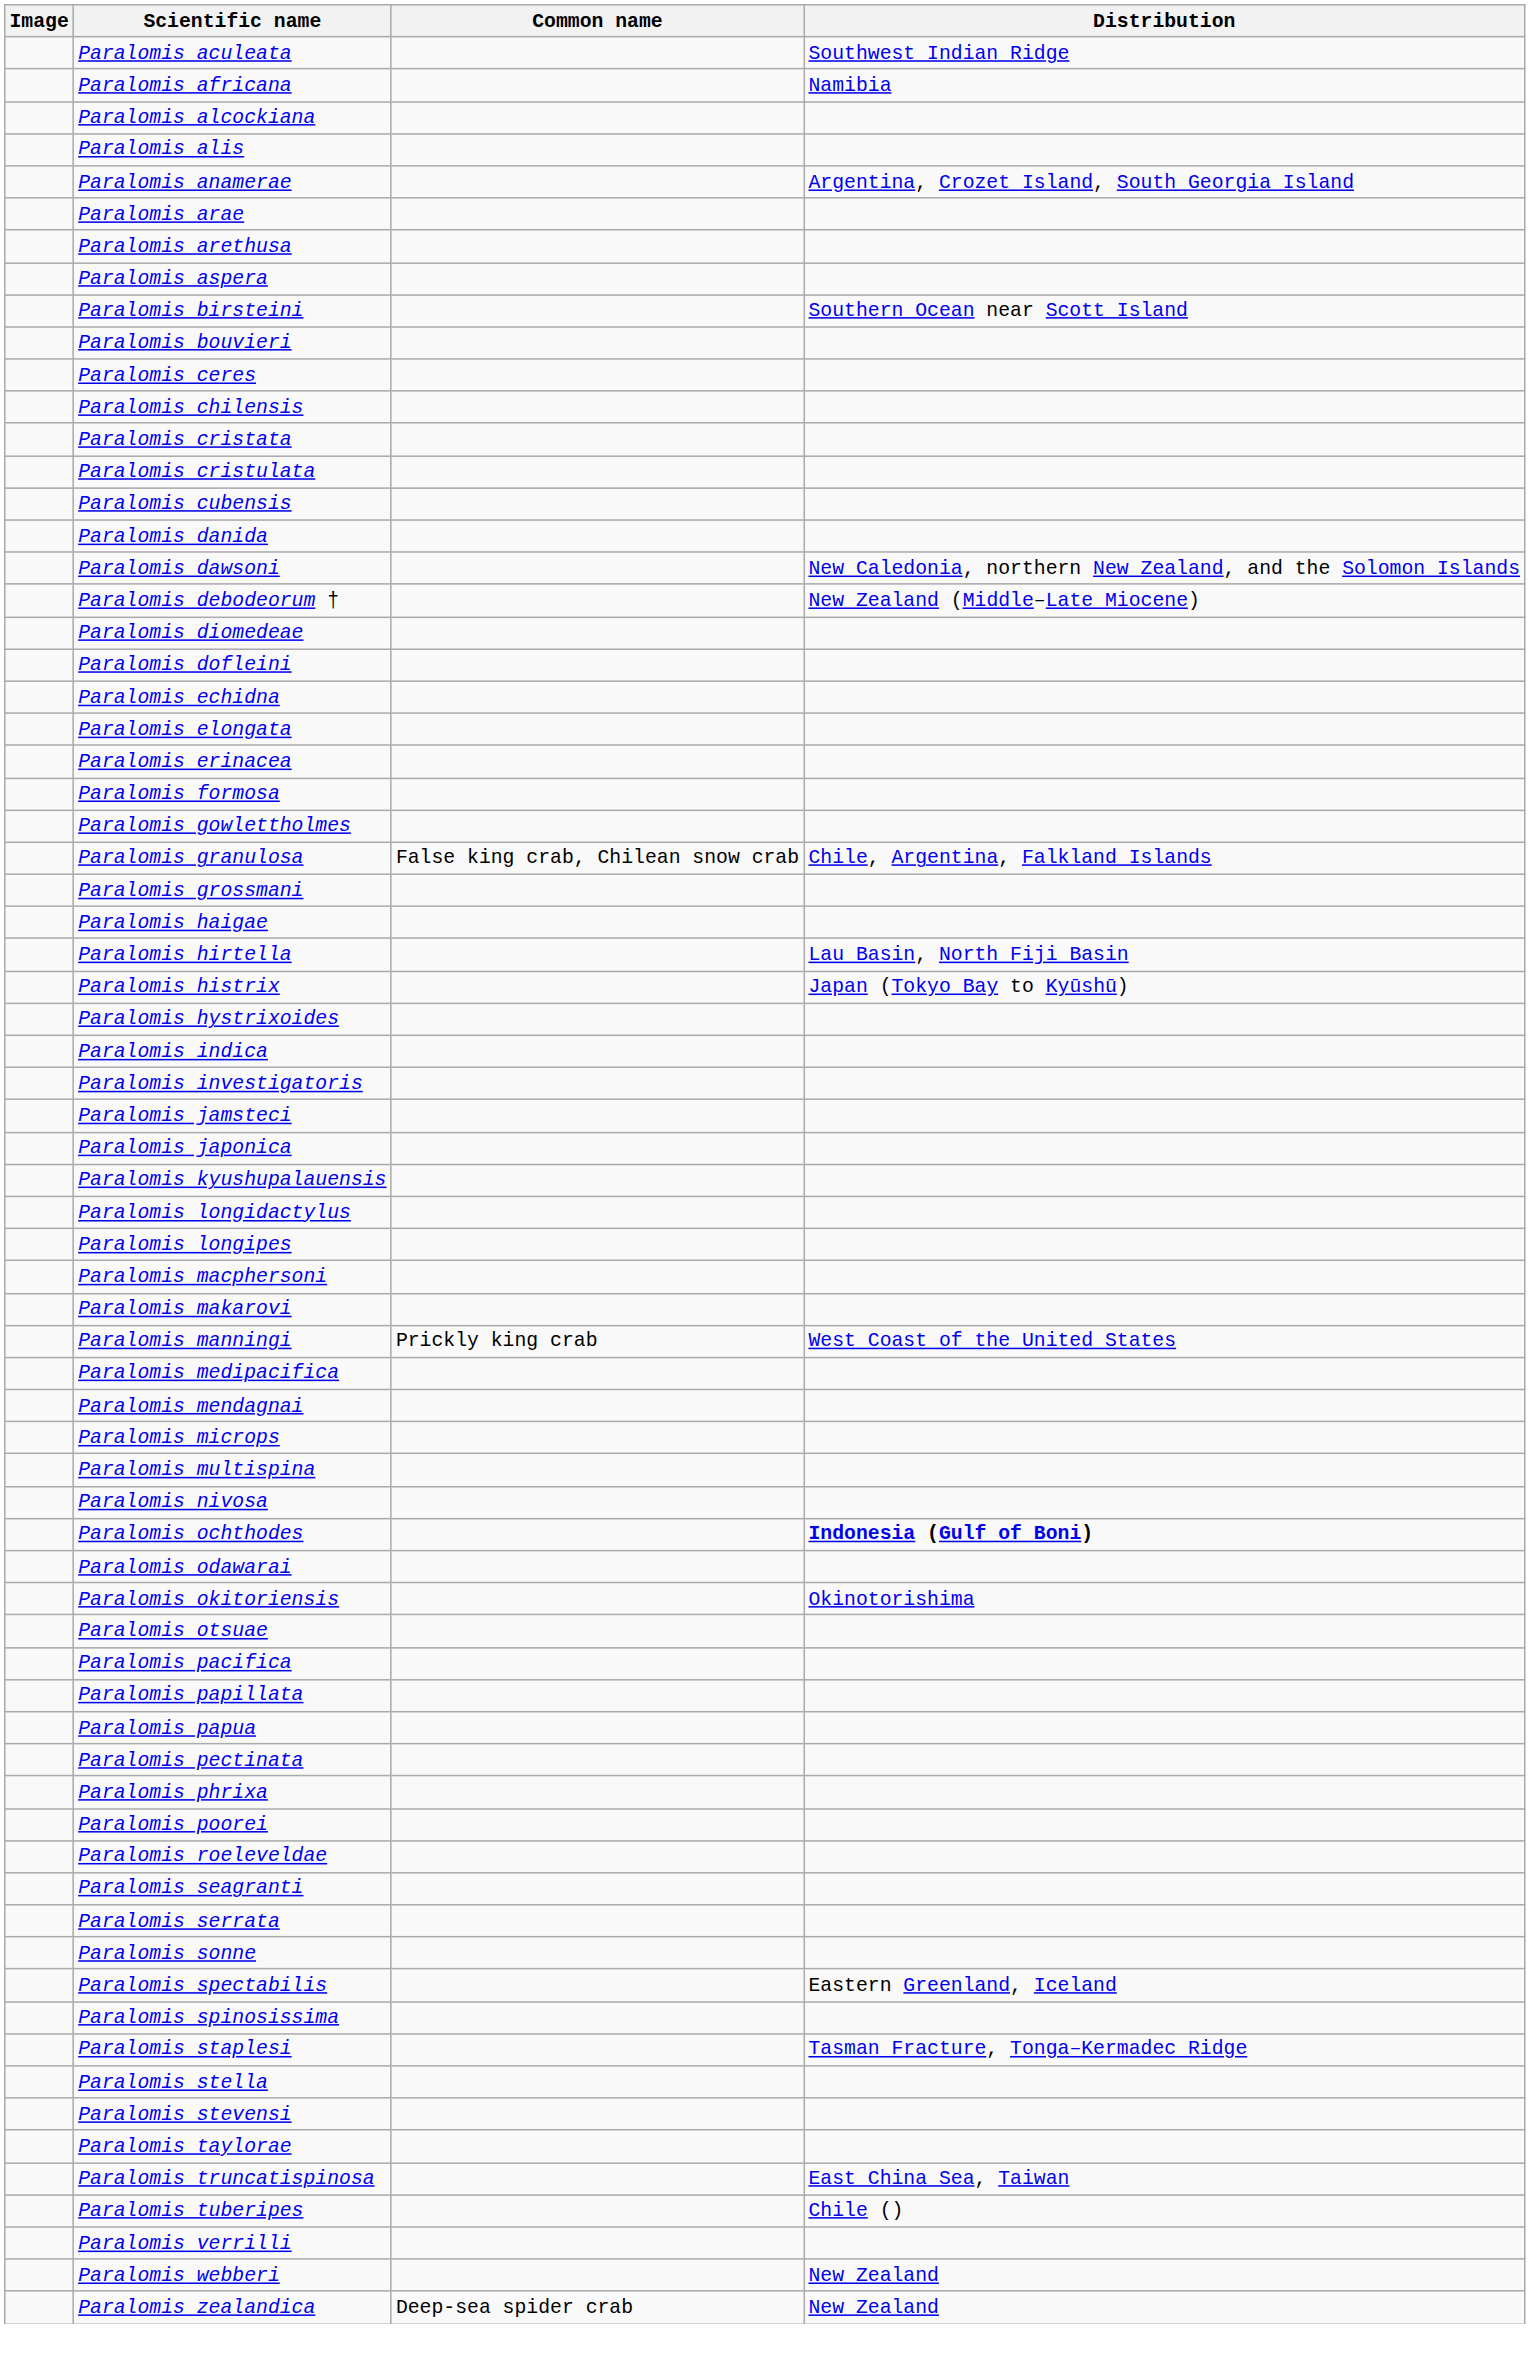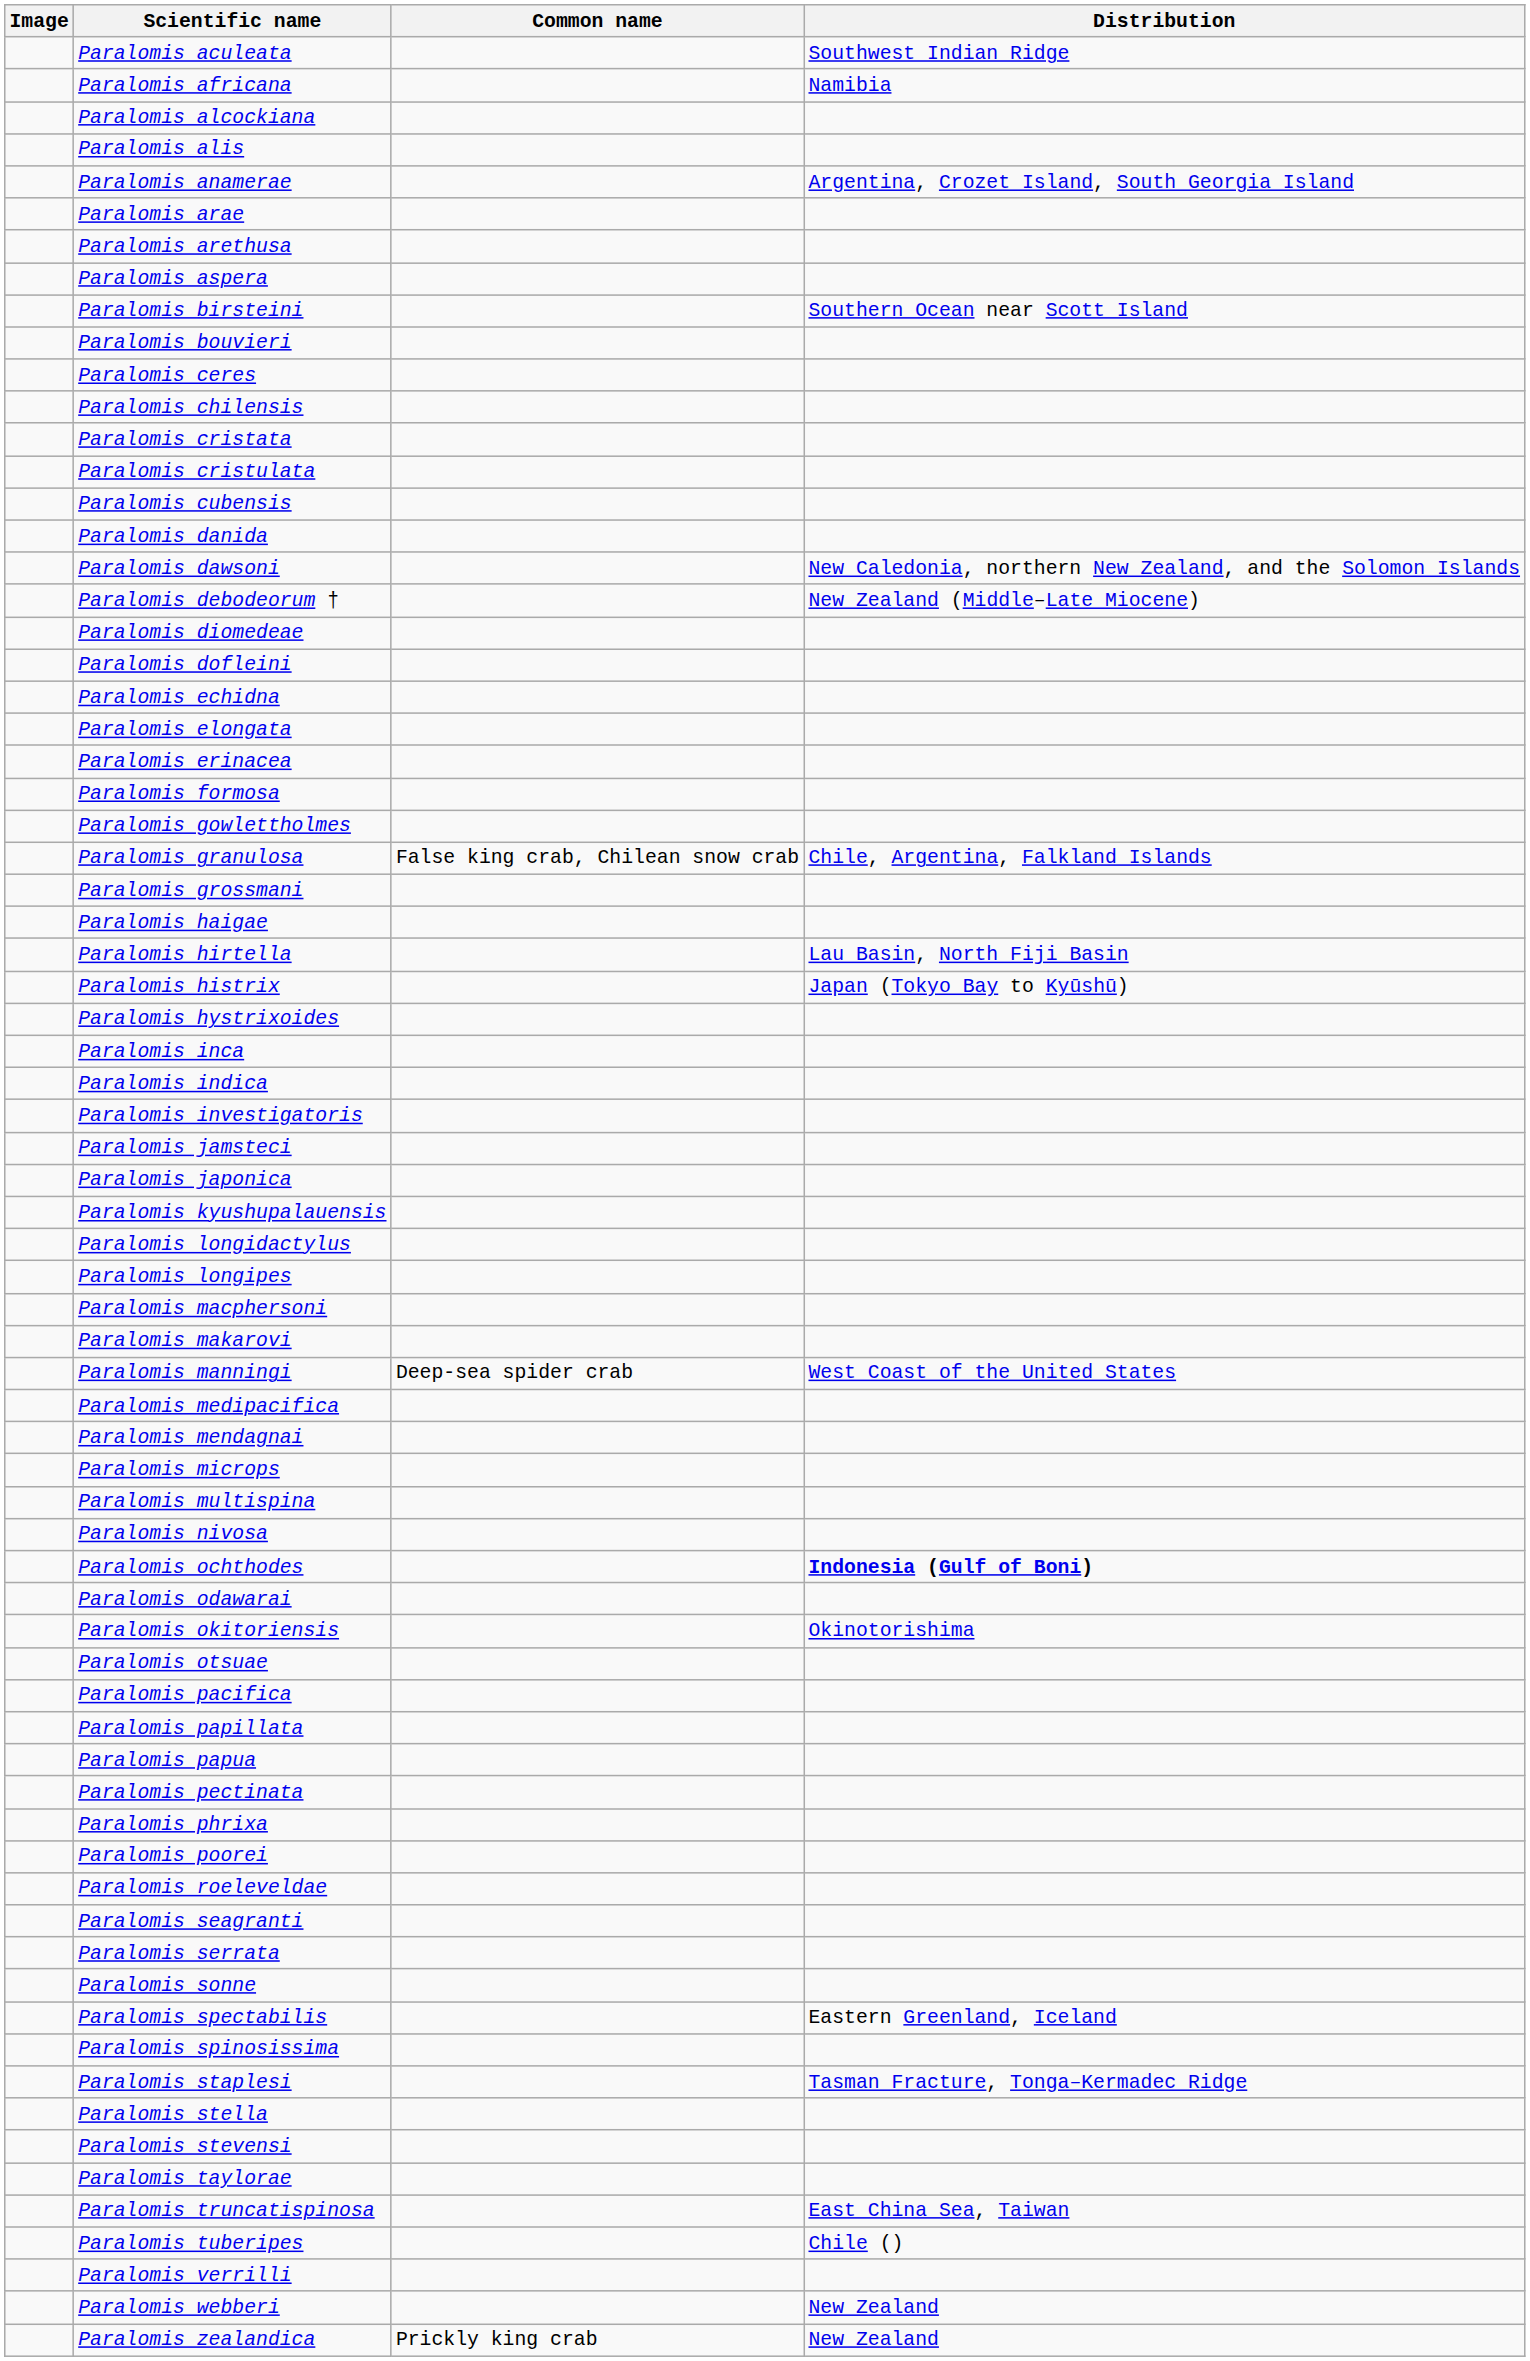+ row: (161, 1051)
(497, 1341) Prickly king crab -> (514, 1373) Deep-sea spider crab
(514, 2307) Deep-sea spider crab -> (497, 2340) Prickly king crab
